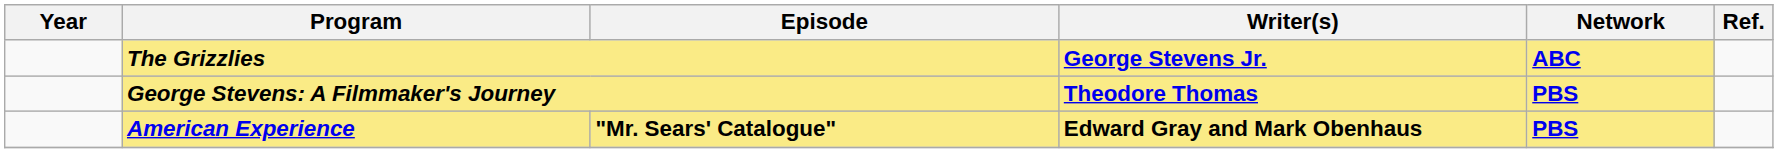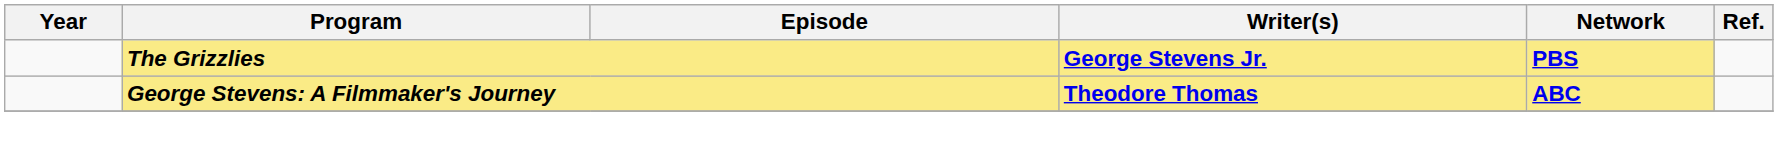(1557, 57) ABC -> (1555, 57) PBS
(1555, 93) PBS -> (1557, 93) ABC
- row: (241, 128)
